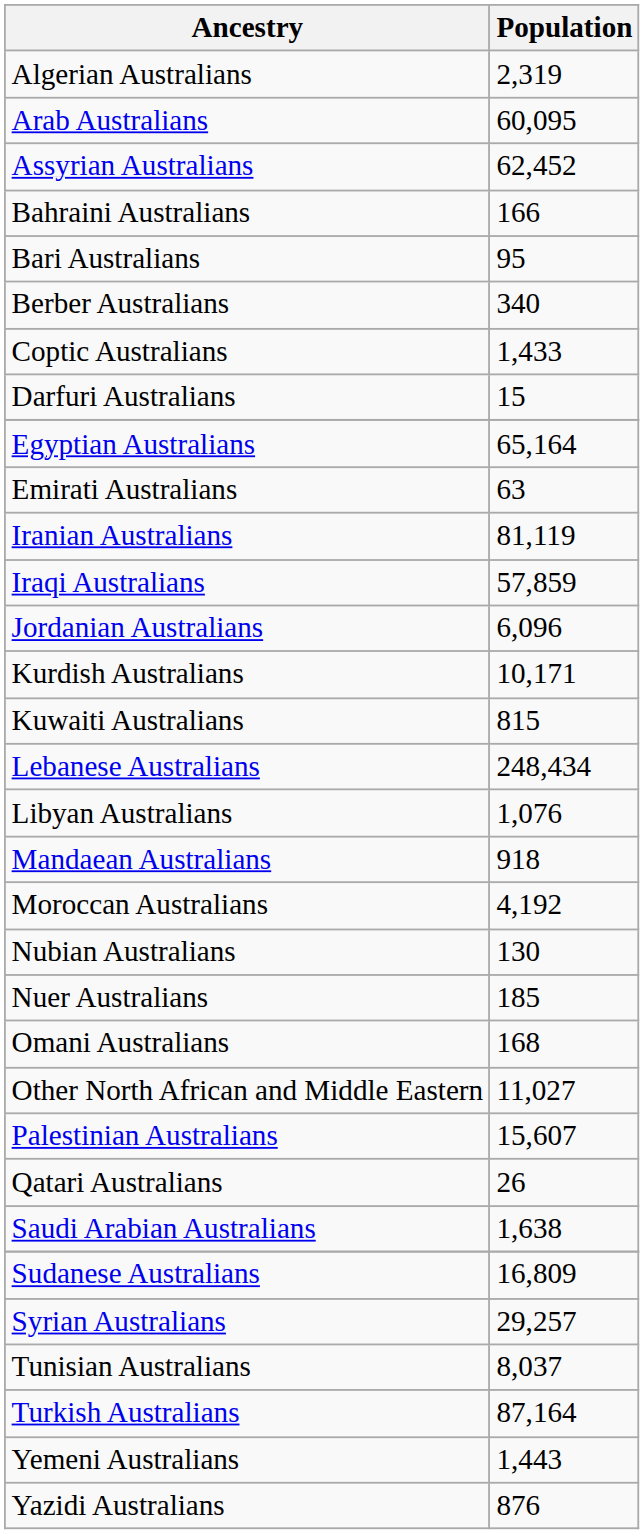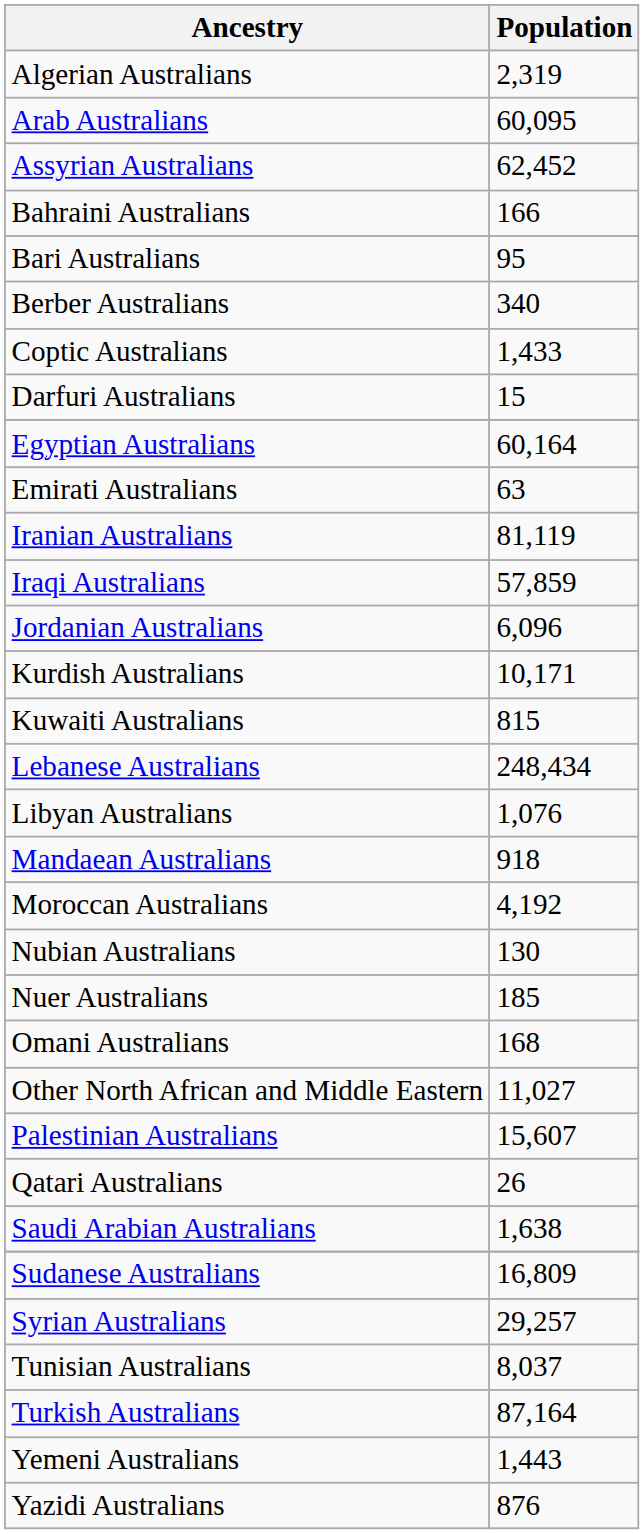(537, 443) 65,164 -> (537, 443) 60,164
